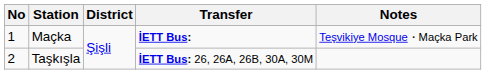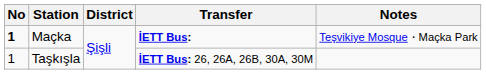(11, 36) normal -> (11, 36) bold
(11, 58) 2 -> (11, 58) 1
